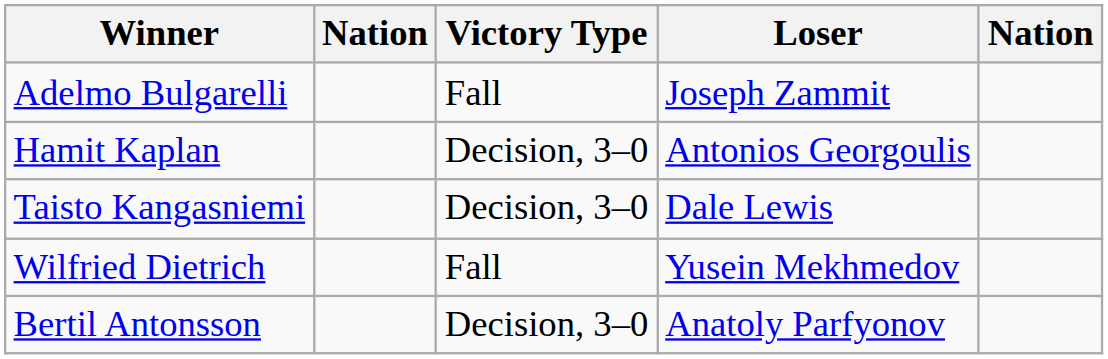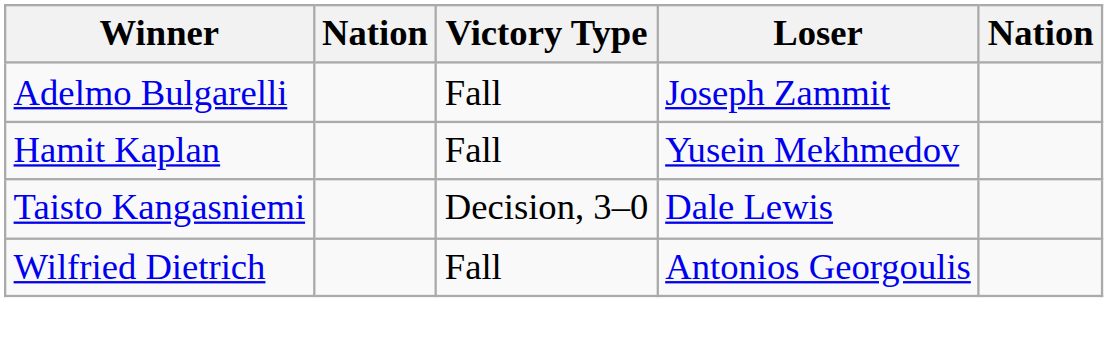(547, 149) Decision, 3–0 -> (473, 149) Fall
(818, 149) Antonios Georgoulis -> (812, 149) Yusein Mekhmedov
(812, 265) Yusein Mekhmedov -> (818, 265) Antonios Georgoulis
- row: (137, 324)
